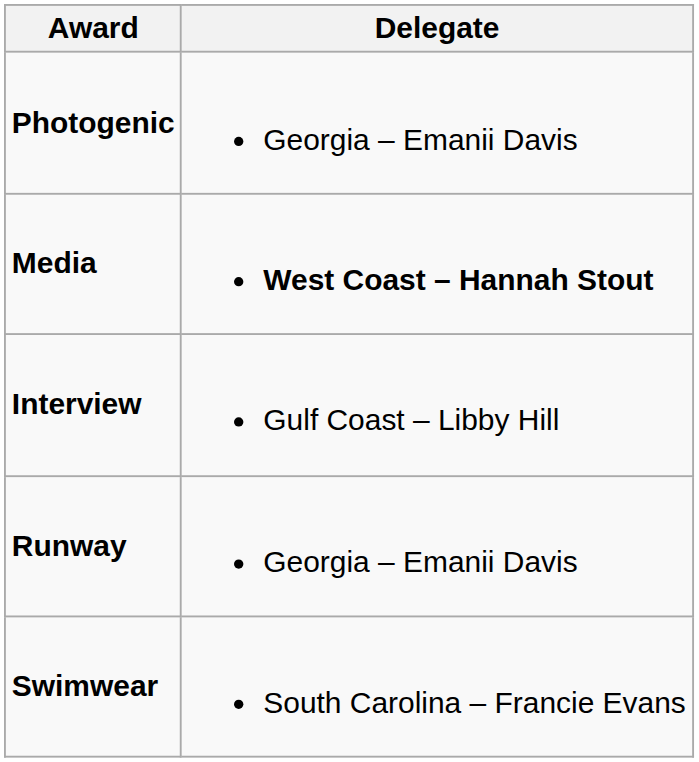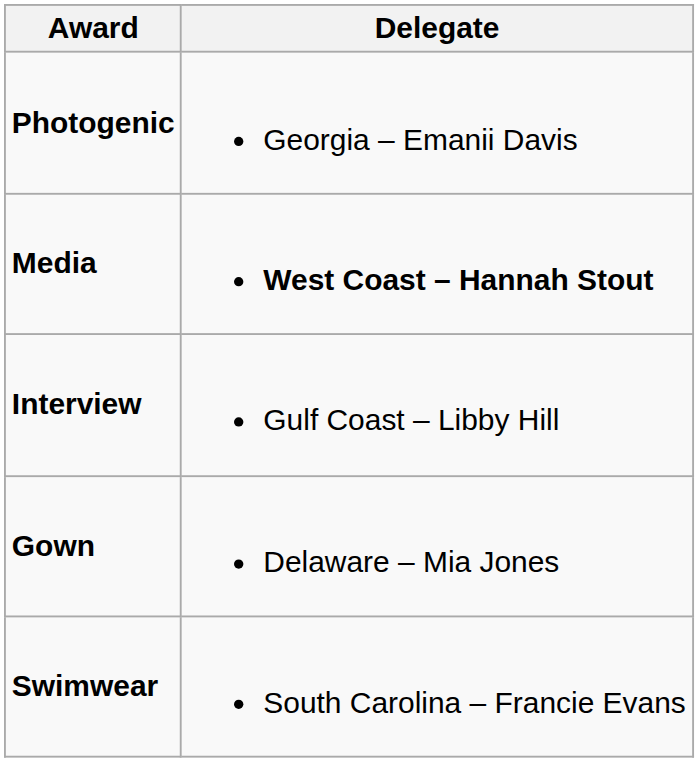- row: (69, 545)
+ row: (53, 545)
